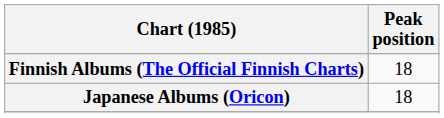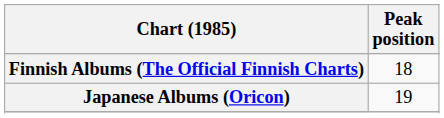(403, 97) 18 -> (403, 97) 19
